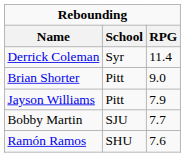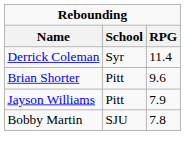(157, 78) 9.0 -> (157, 78) 9.6
(157, 120) 7.7 -> (157, 120) 7.8
- row: (47, 141)
